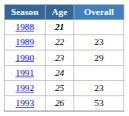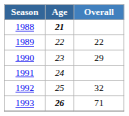(99, 42) 23 -> (99, 42) 22
(99, 88) 23 -> (99, 88) 32
(60, 104) normal -> (60, 104) bold
(99, 104) 53 -> (99, 104) 71
